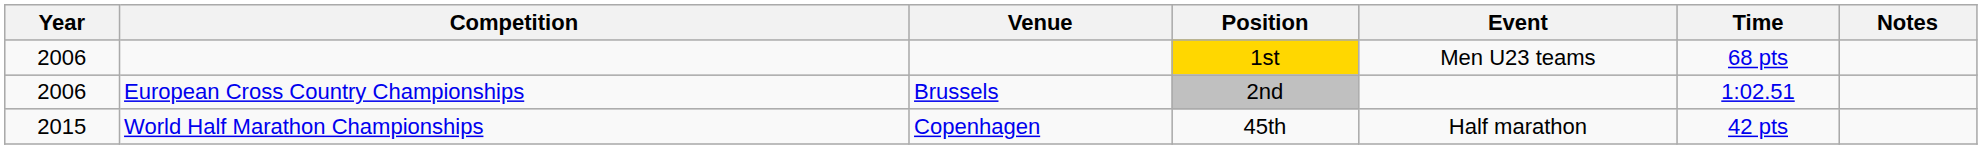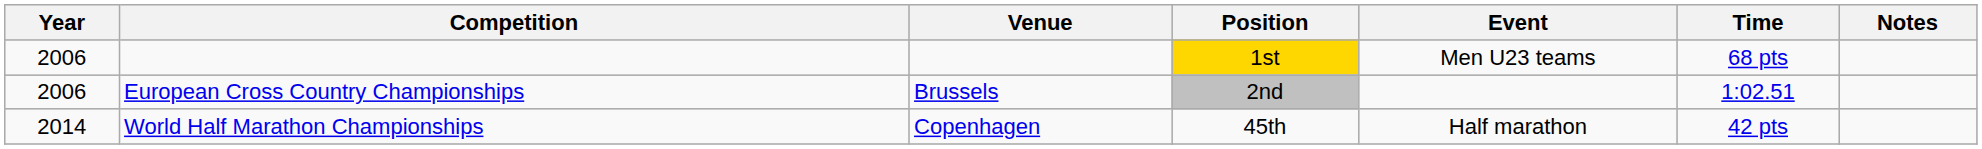(62, 127) 2015 -> (62, 127) 2014
